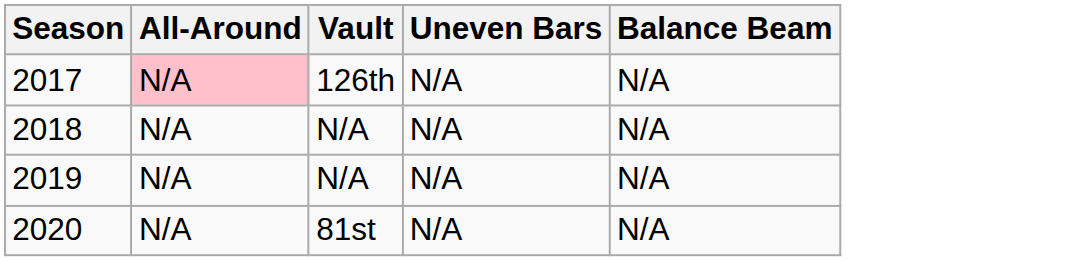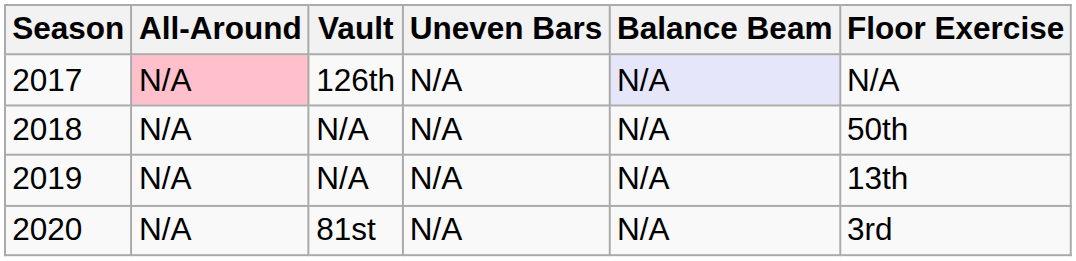+ column: (956, 29)
(643, 79) no background -> (643, 79) lavender background
